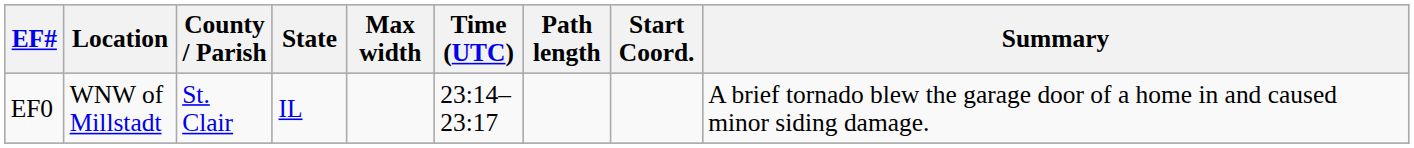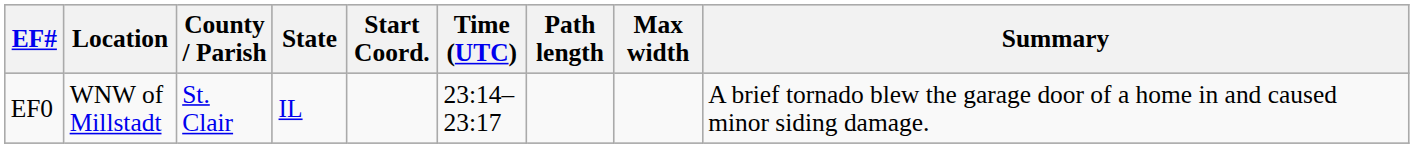columns swapped: (657, 38) <-> (390, 38)
